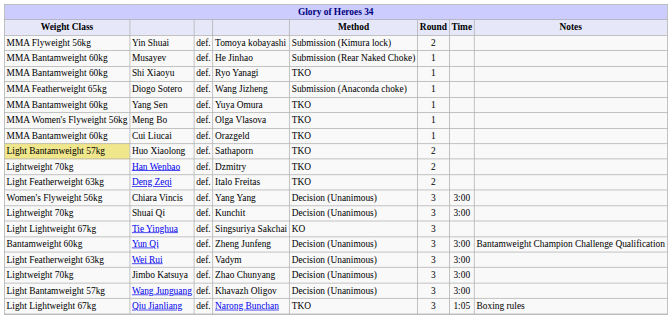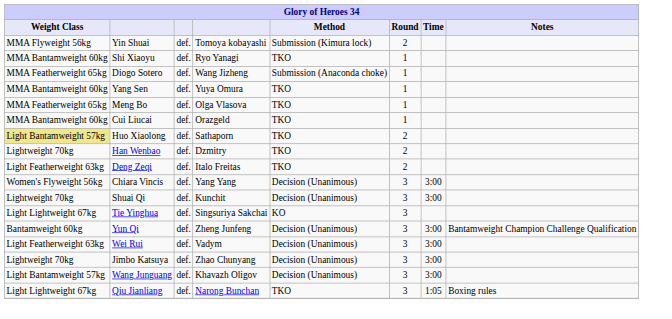- row: (149, 58)
(67, 120) MMA Women's Flyweight 56kg -> (57, 104) MMA Featherweight 65kg
